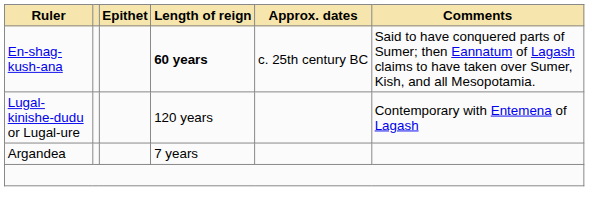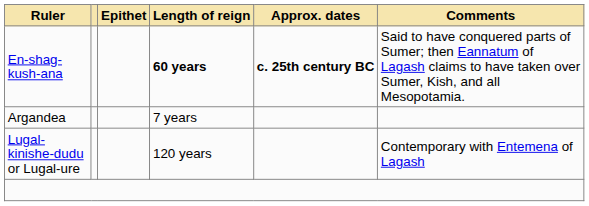(313, 59) normal -> (316, 66) bold
rows swapped: (46, 117) <-> (37, 154)
